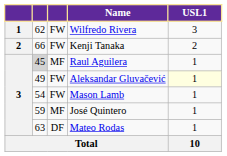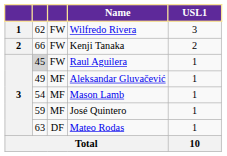(57, 62) MF -> (57, 62) FW
(57, 78) FW -> (57, 78) MF
(195, 78) lightyellow background -> (195, 78) no background
(57, 95) FW -> (57, 95) MF
